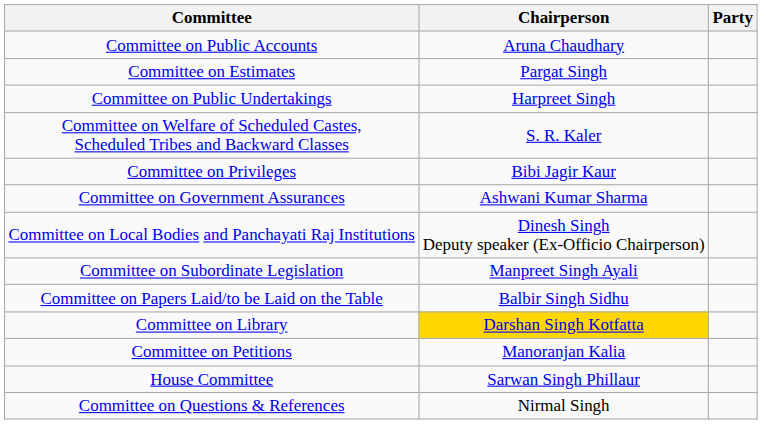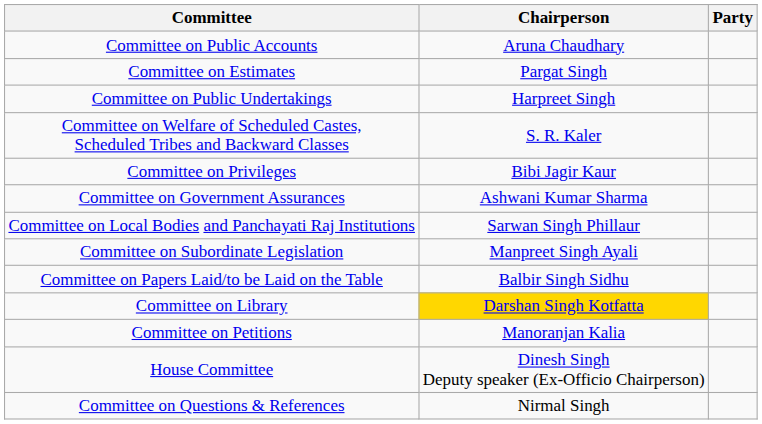(564, 234) Dinesh Singh Deputy speaker (Ex-Officio Chairperson) -> (564, 225) Sarwan Singh Phillaur
(564, 378) Sarwan Singh Phillaur -> (564, 369) Dinesh Singh Deputy speaker (Ex-Officio Chairperson)
